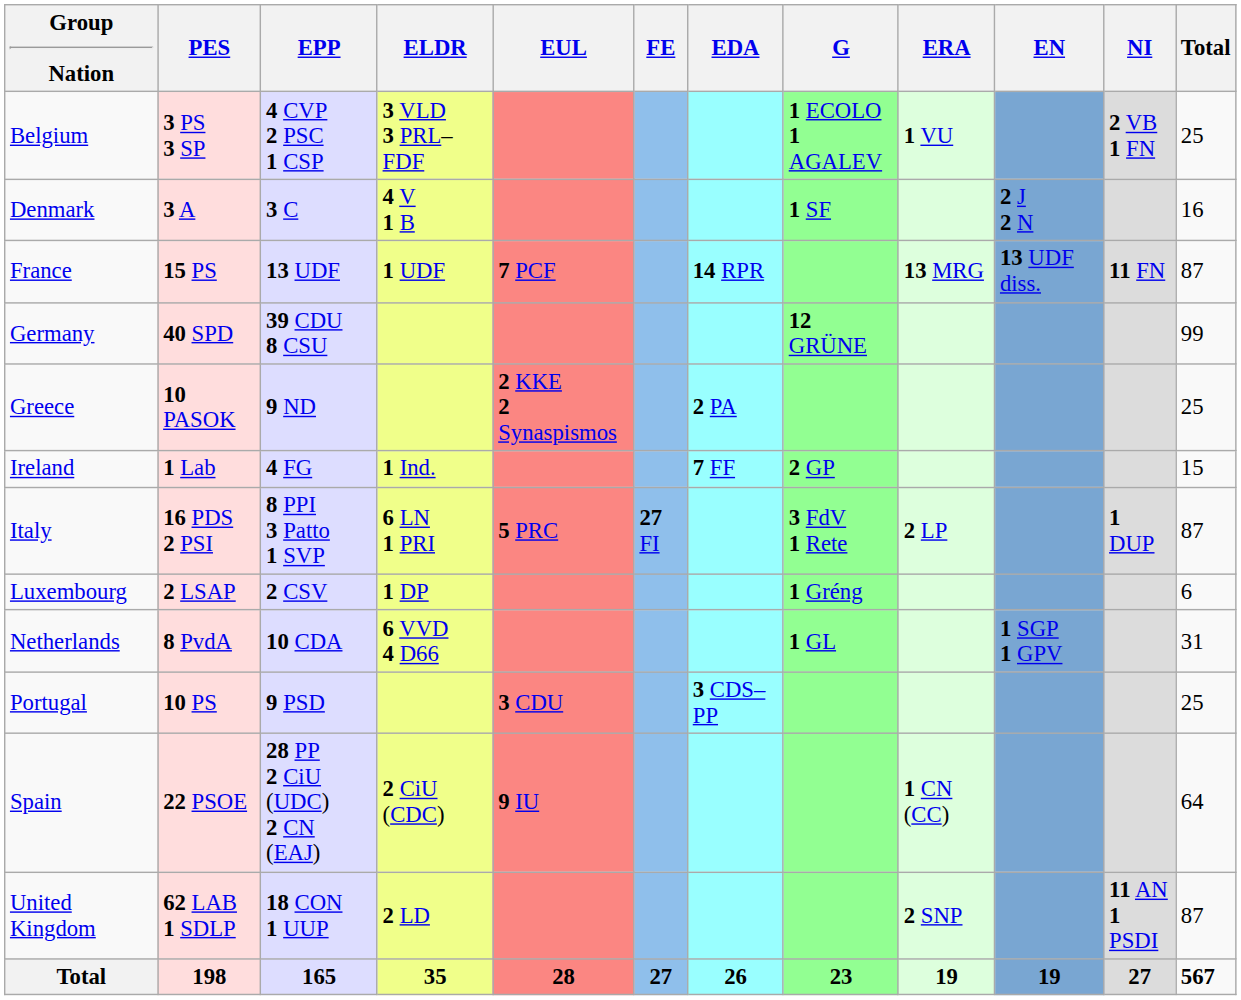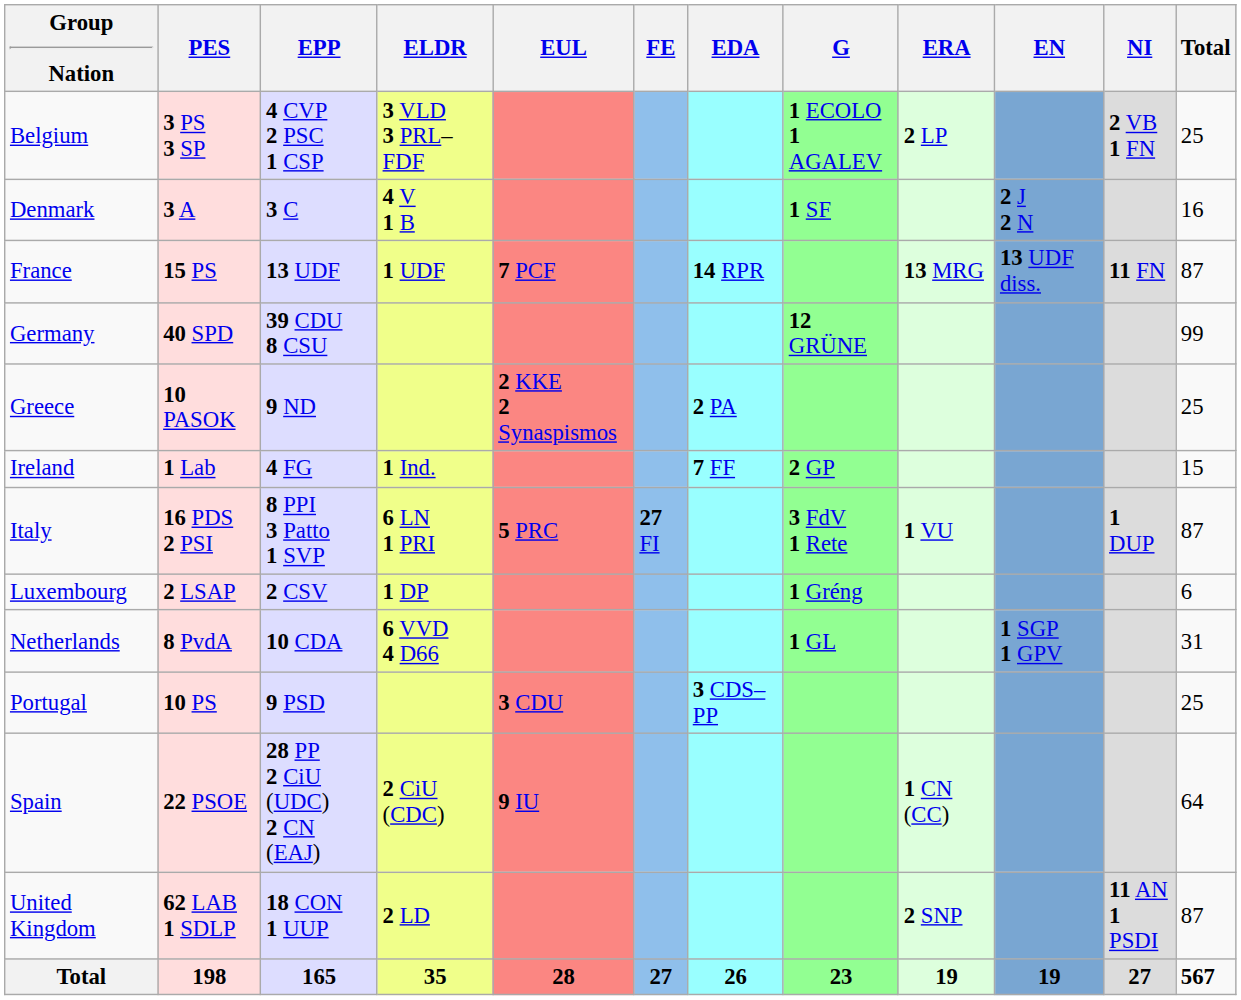(928, 135) 1 VU -> (926, 135) 2 LP
(926, 530) 2 LP -> (928, 530) 1 VU
